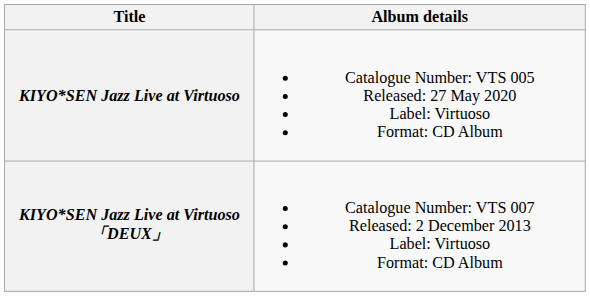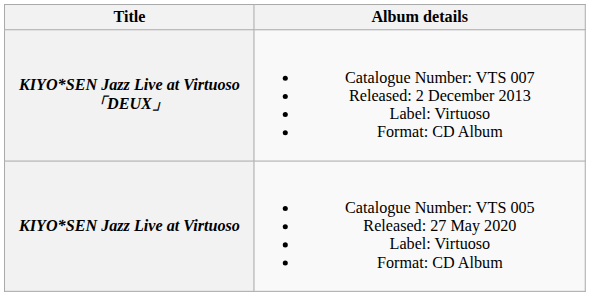rows swapped: (129, 95) <-> (129, 225)
